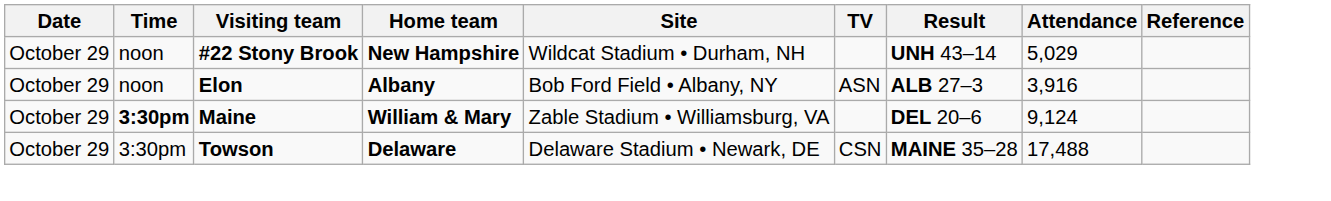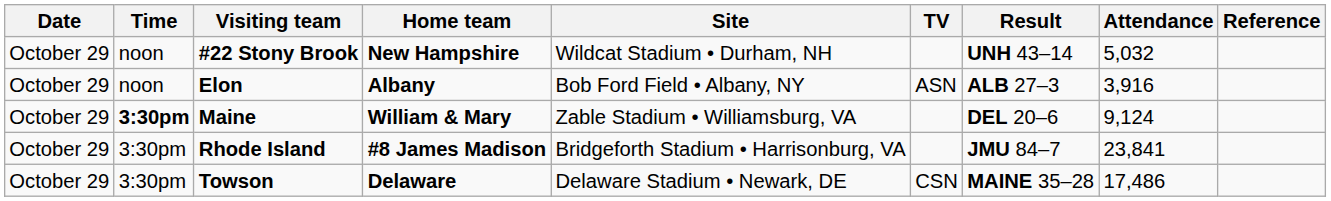(1052, 53) 5,029 -> (1129, 53) 5,032
+ row: (262, 149)
(1058, 149) 17,488 -> (1134, 181) 17,486
